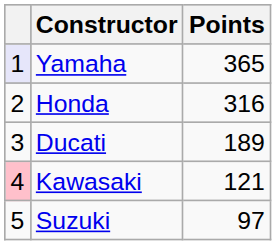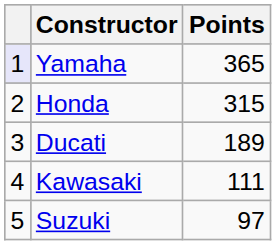(244, 103) 316 -> (244, 103) 315
(17, 182) pink background -> (17, 182) no background
(244, 182) 121 -> (246, 182) 111
